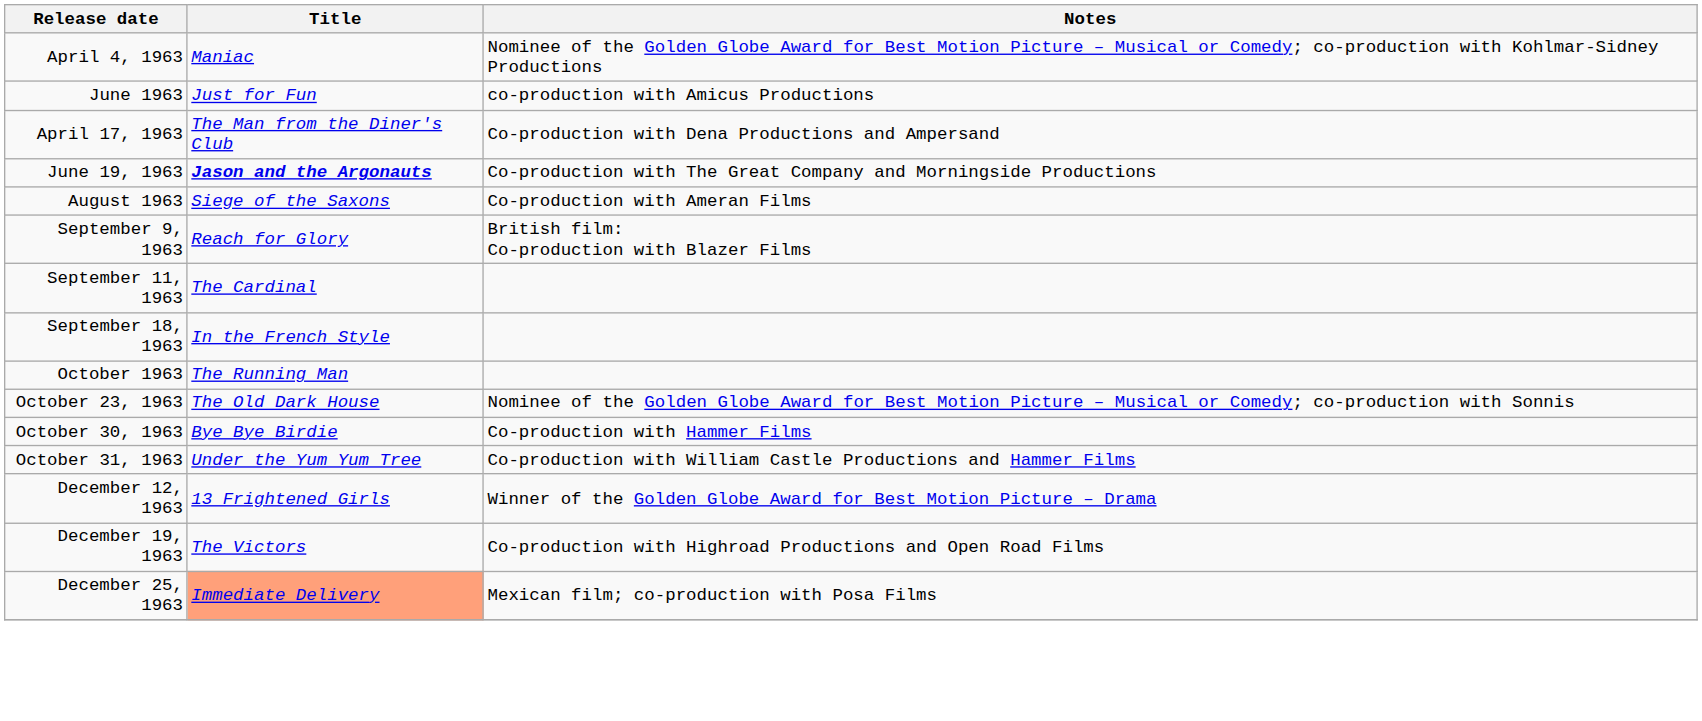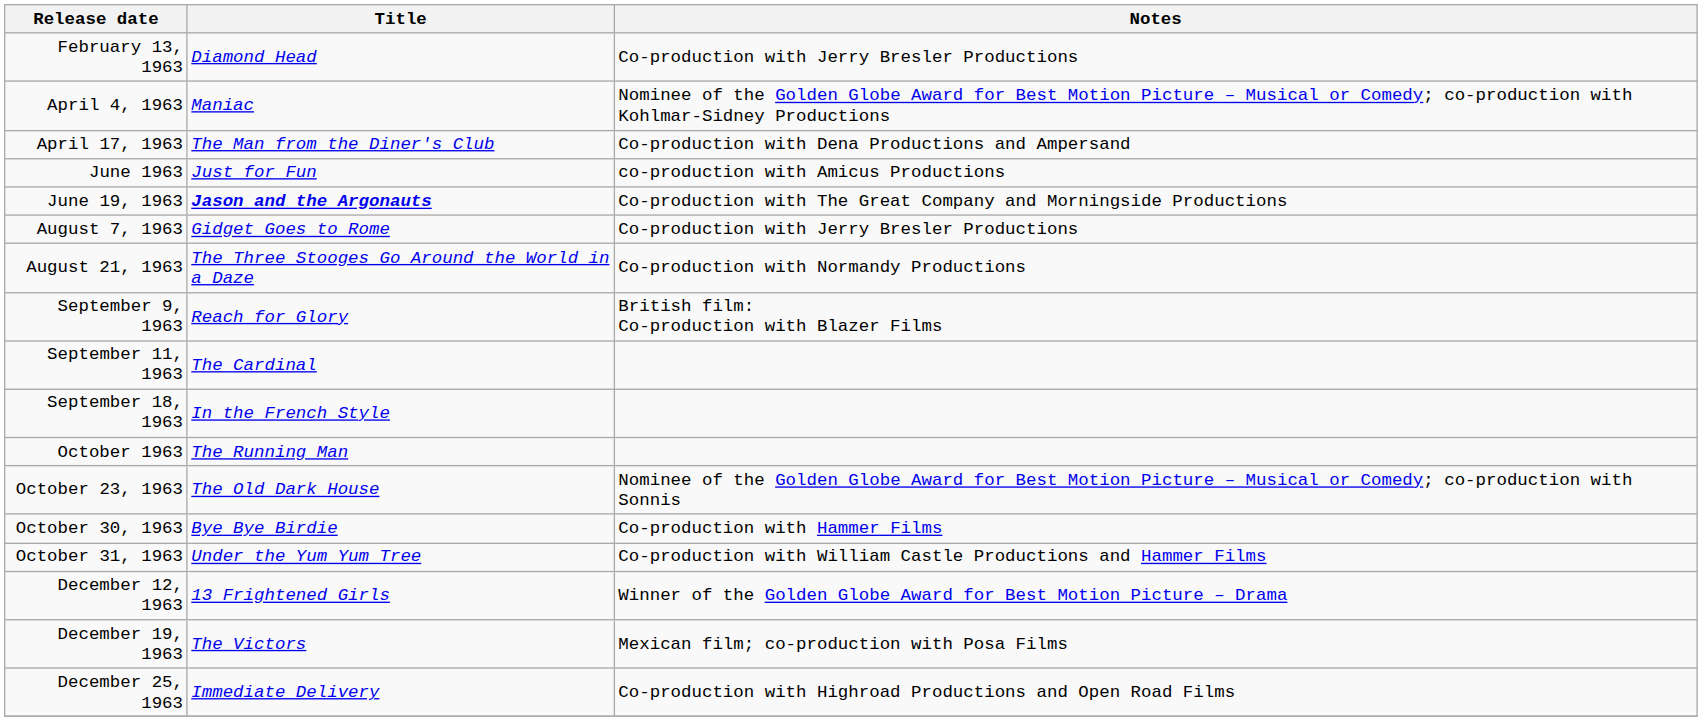+ row: (120, 57)
rows swapped: (110, 134) <-> (136, 96)
+ row: (110, 229)
+ row: (105, 268)
- row: (126, 201)
(796, 547) Co-production with Highroad Productions and Open Road Films -> (843, 644) Mexican film; co-production with Posa Films
(285, 595) lightsalmon background -> (285, 692) no background
(712, 595) Mexican film; co-production with Posa Films -> (927, 692) Co-production with Highroad Productions and Open Road Films
